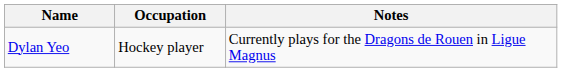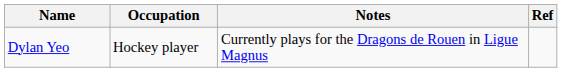+ column: (543, 16)
